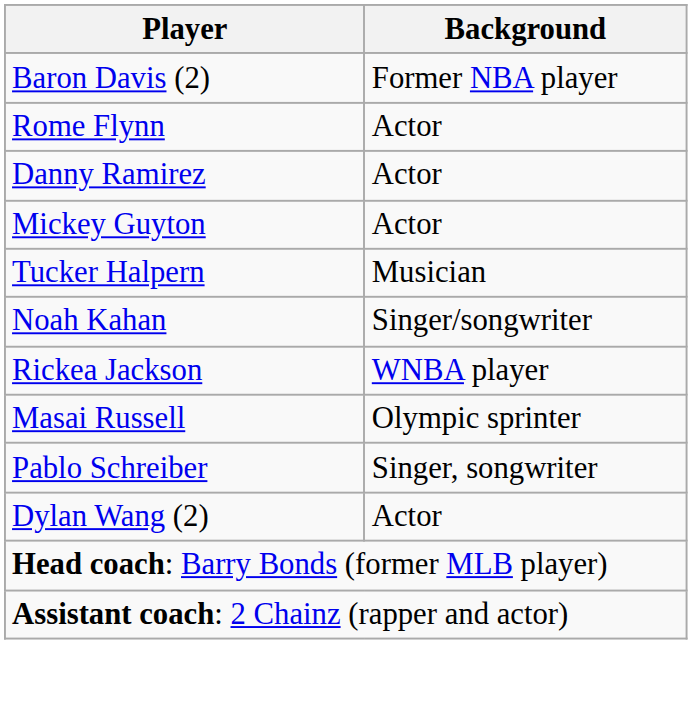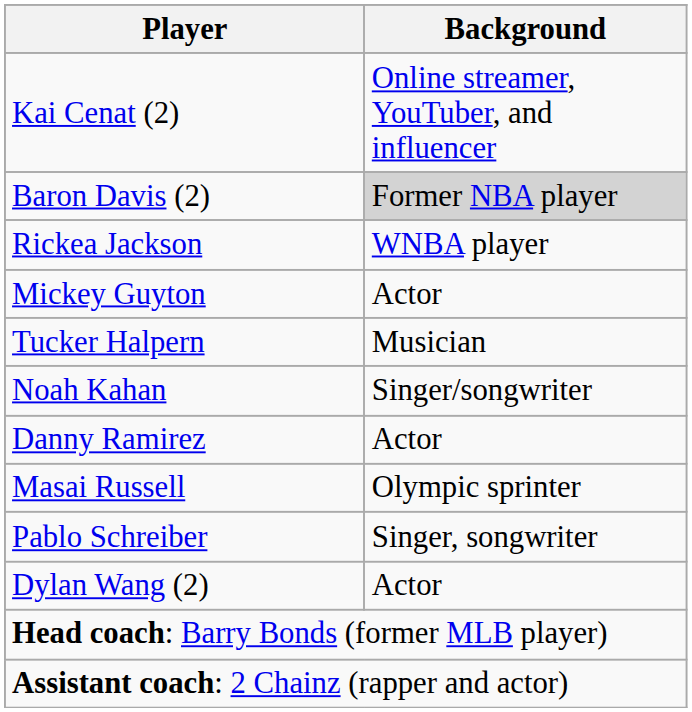+ row: (96, 112)
(495, 77) no background -> (495, 195) lightgrey background
- row: (88, 126)
rows swapped: (107, 369) <-> (109, 175)
